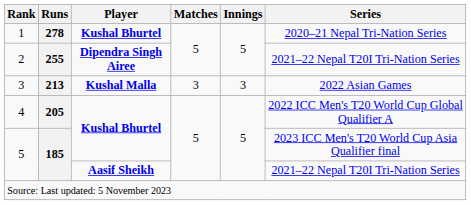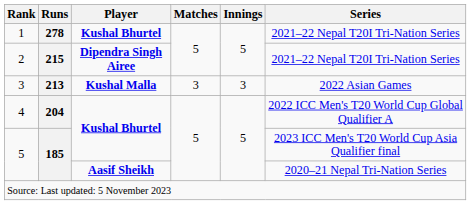(366, 33) 2020–21 Nepal Tri-Nation Series -> (366, 33) 2021–22 Nepal T20I Tri-Nation Series
(55, 59) 255 -> (55, 59) 215
(55, 111) 205 -> (55, 111) 204
(366, 170) 2021–22 Nepal T20I Tri-Nation Series -> (366, 170) 2020–21 Nepal Tri-Nation Series
